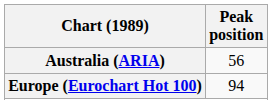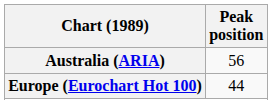(236, 85) 94 -> (236, 85) 44
